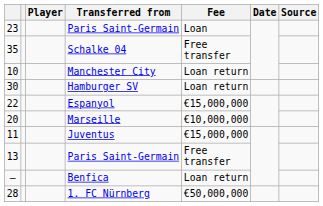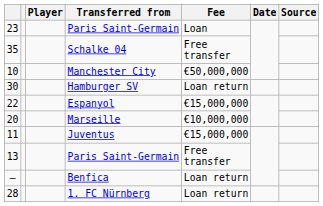(216, 71) Loan return -> (216, 71) €50,000,000
(216, 194) €50,000,000 -> (216, 194) Loan return
